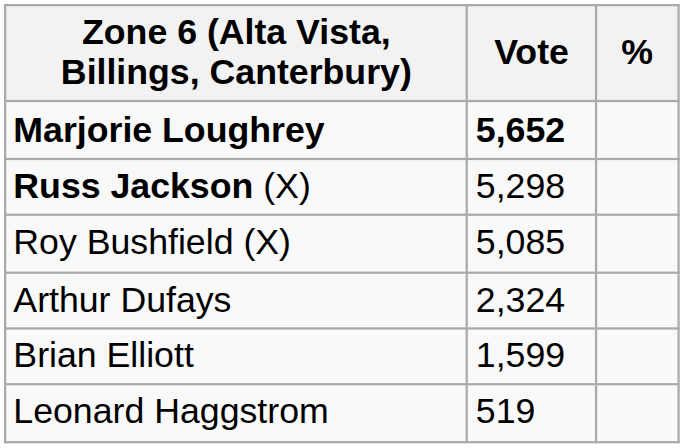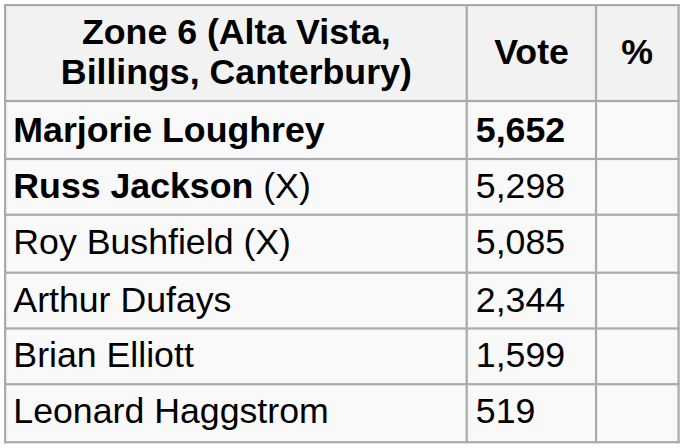(520, 299) 2,324 -> (520, 299) 2,344
